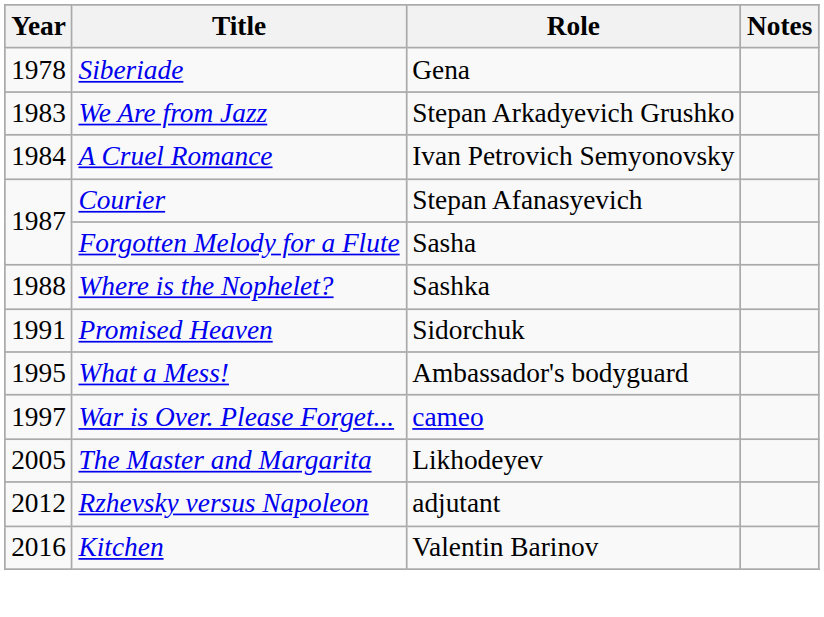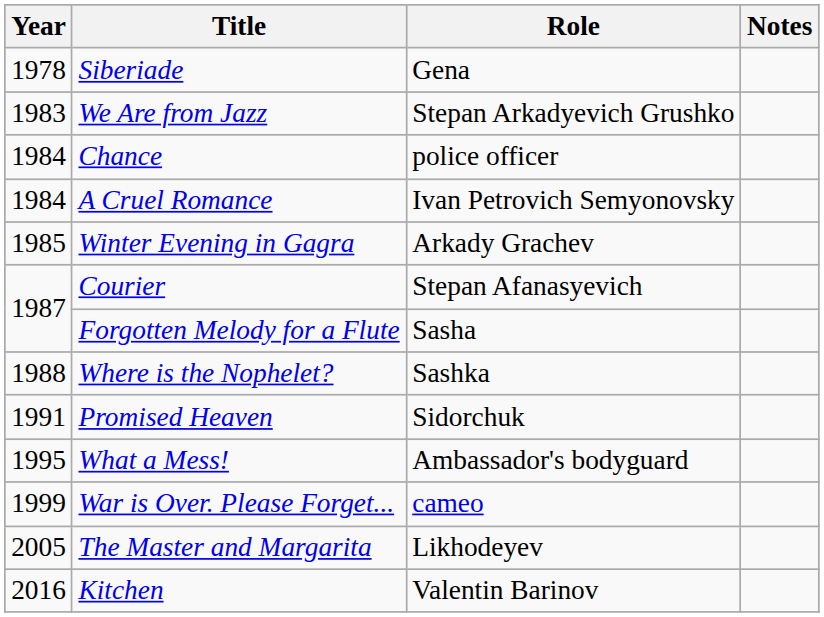+ row: (120, 156)
+ row: (216, 243)
(39, 416) 1997 -> (39, 503) 1999
- row: (224, 503)
